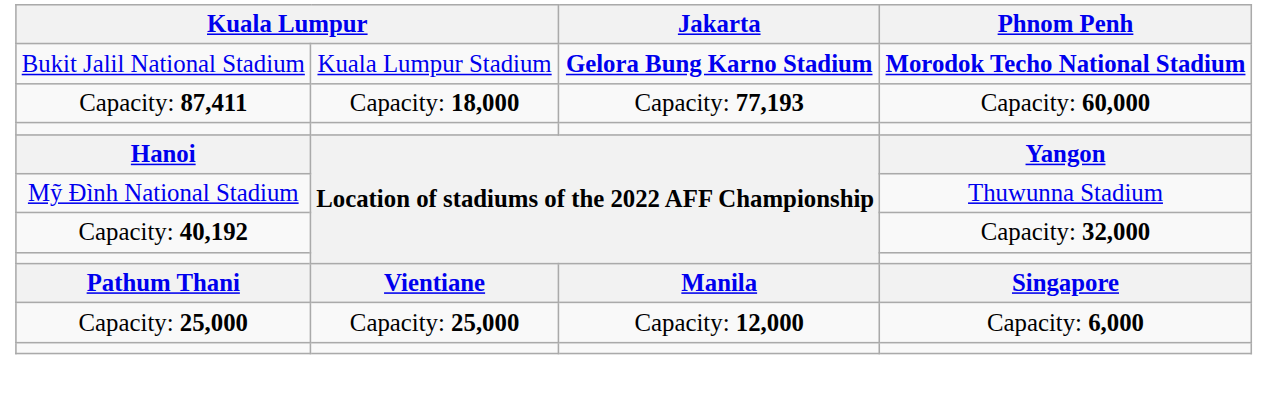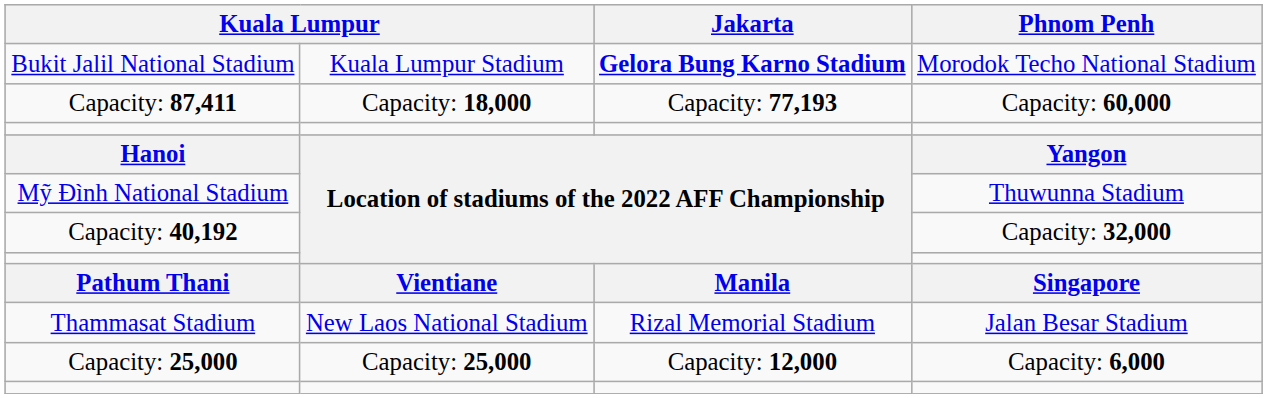(1066, 63) bold -> (1086, 63) normal
+ row: (153, 322)
